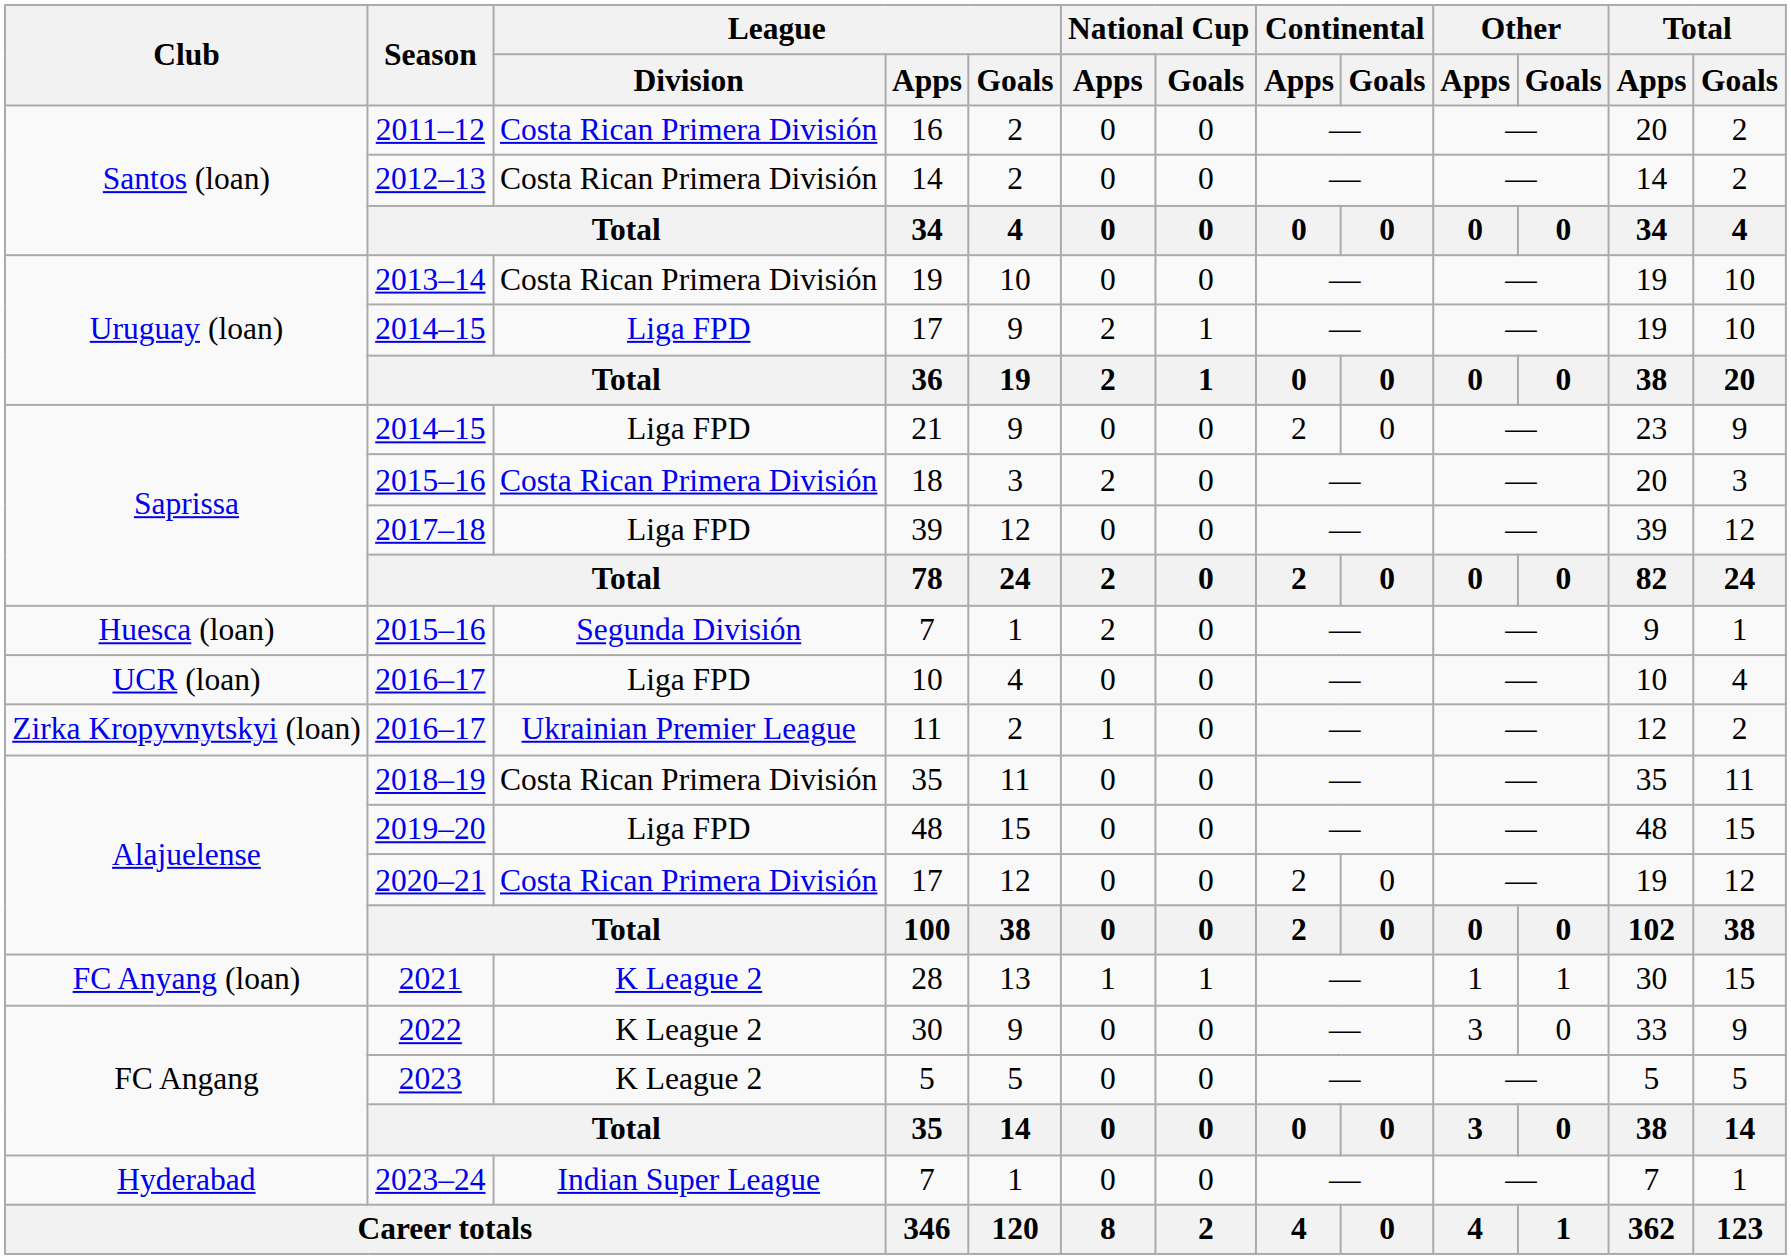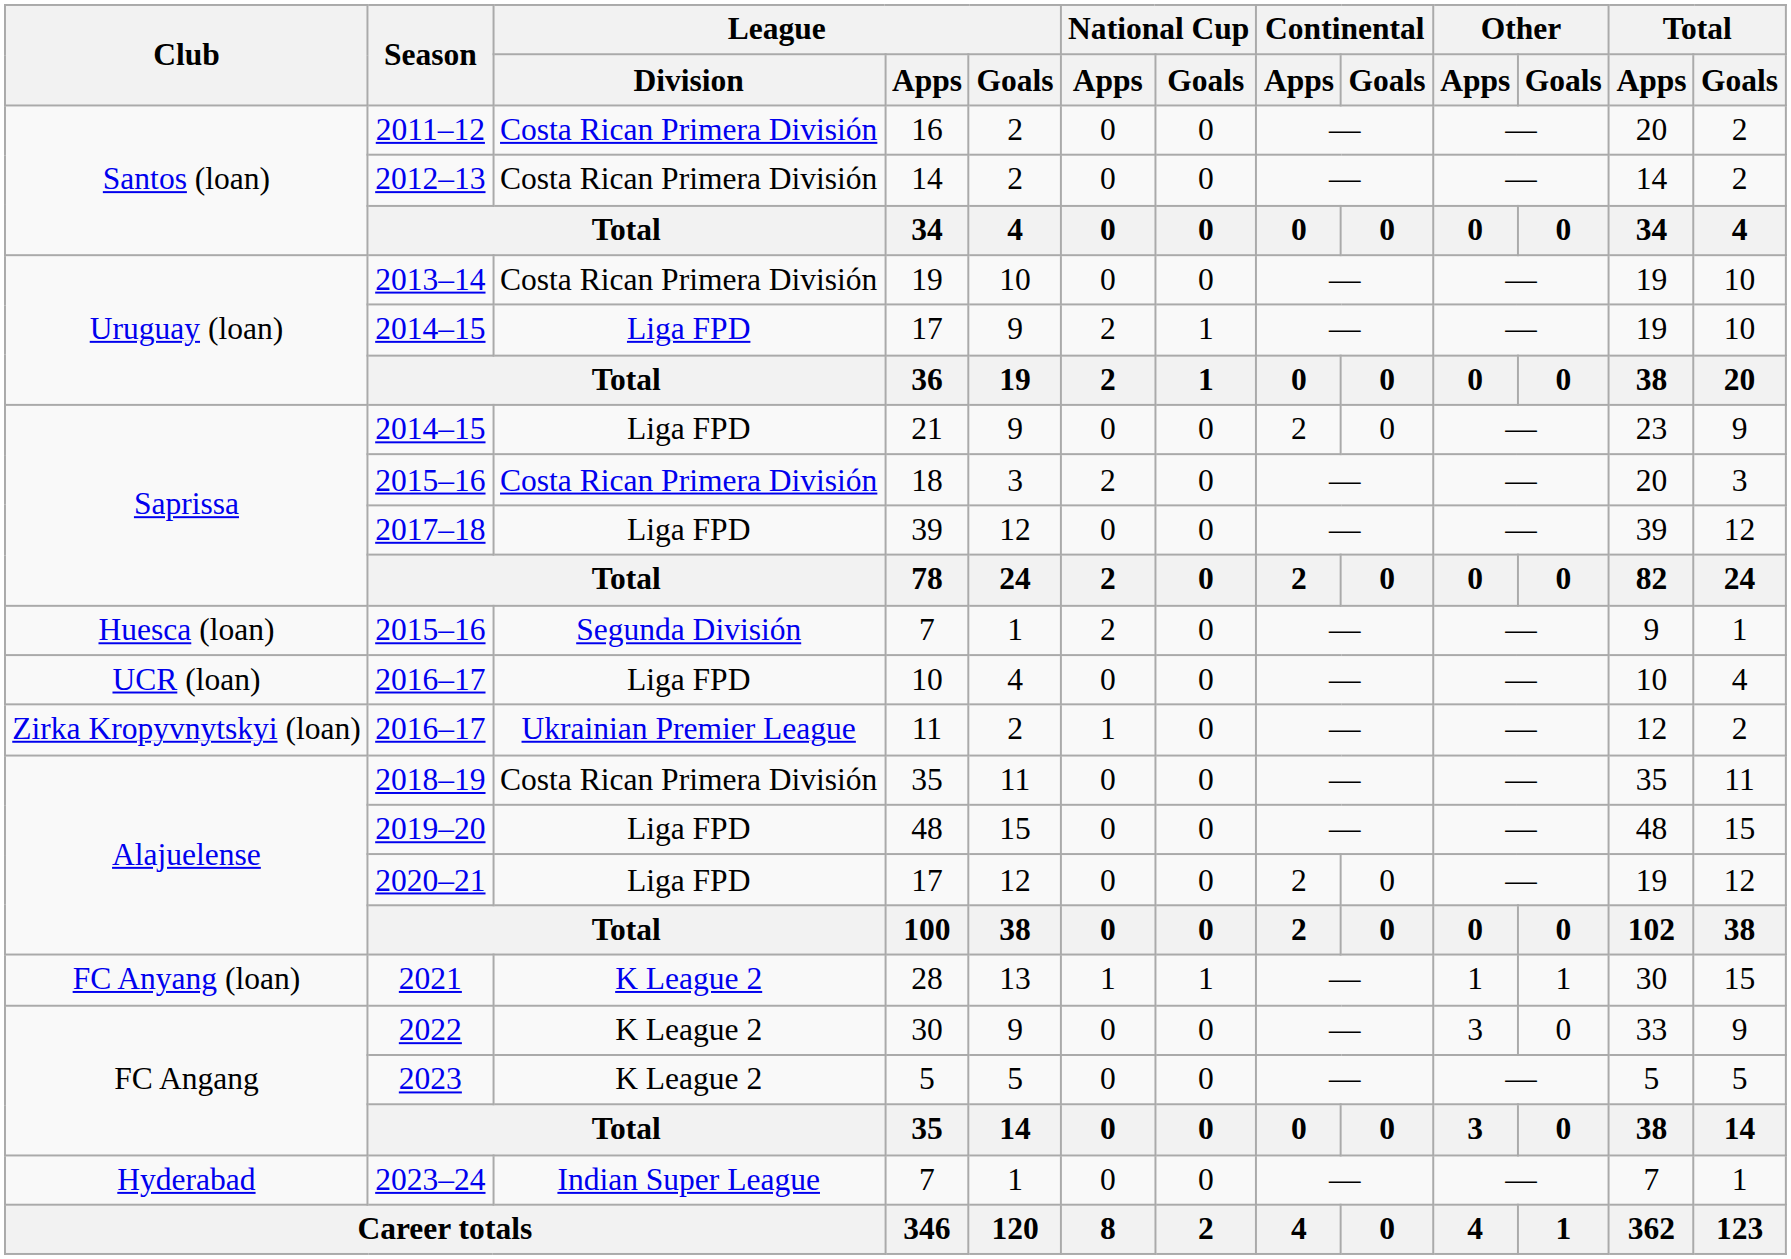(689, 879) Costa Rican Primera División -> (689, 879) Liga FPD
